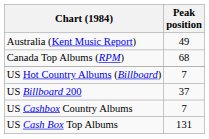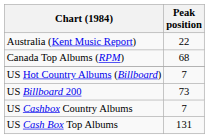(184, 41) 49 -> (184, 41) 22
(184, 91) 37 -> (184, 91) 73
